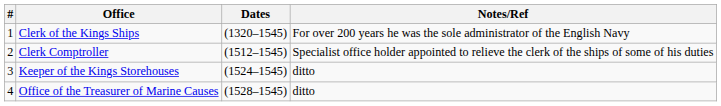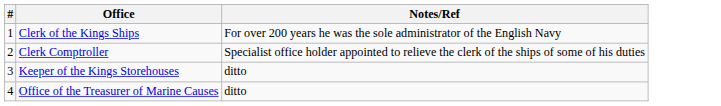- column: (256, 14)
